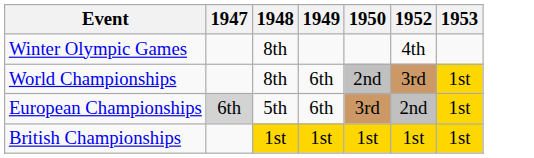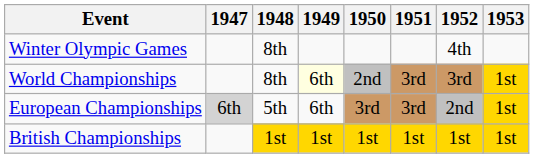+ column: (413, 19)
(321, 78) no background -> (321, 78) lightyellow background
